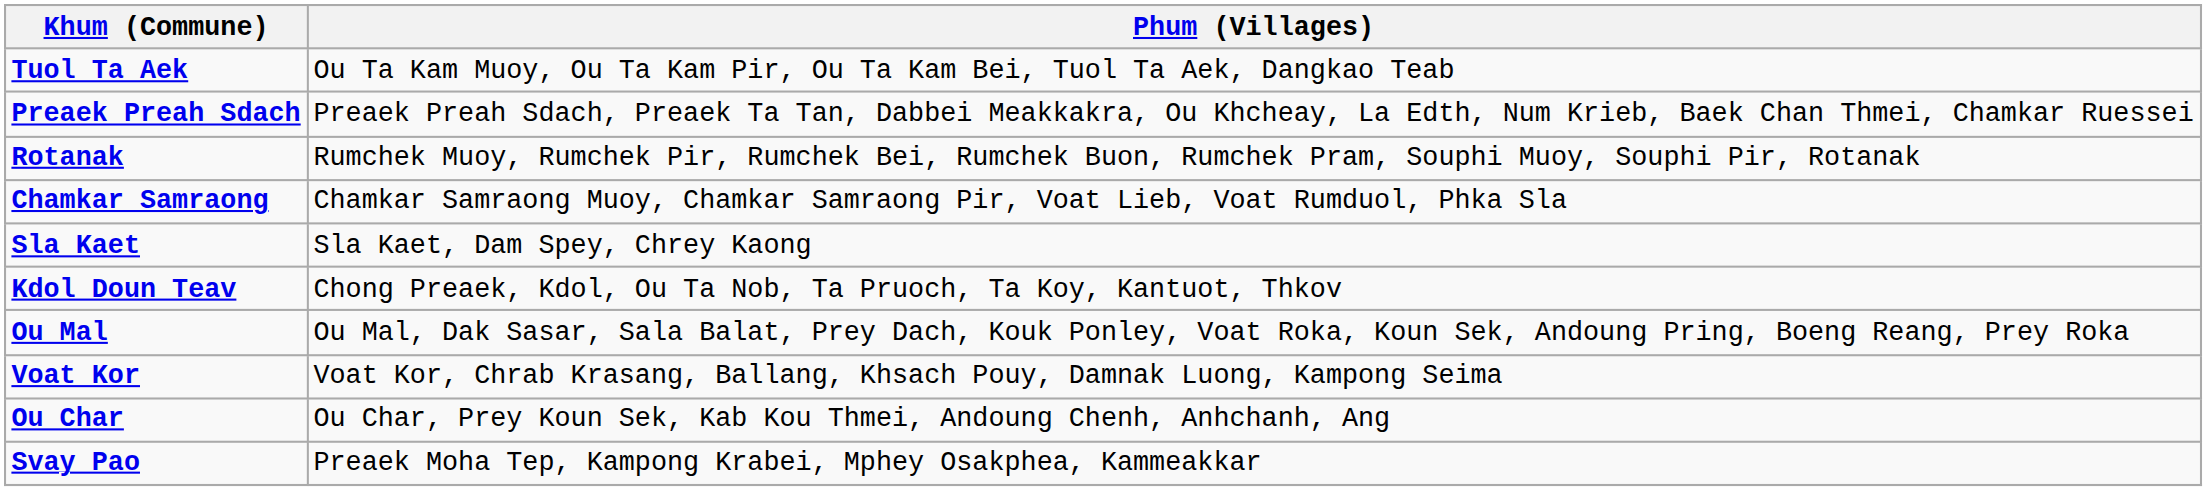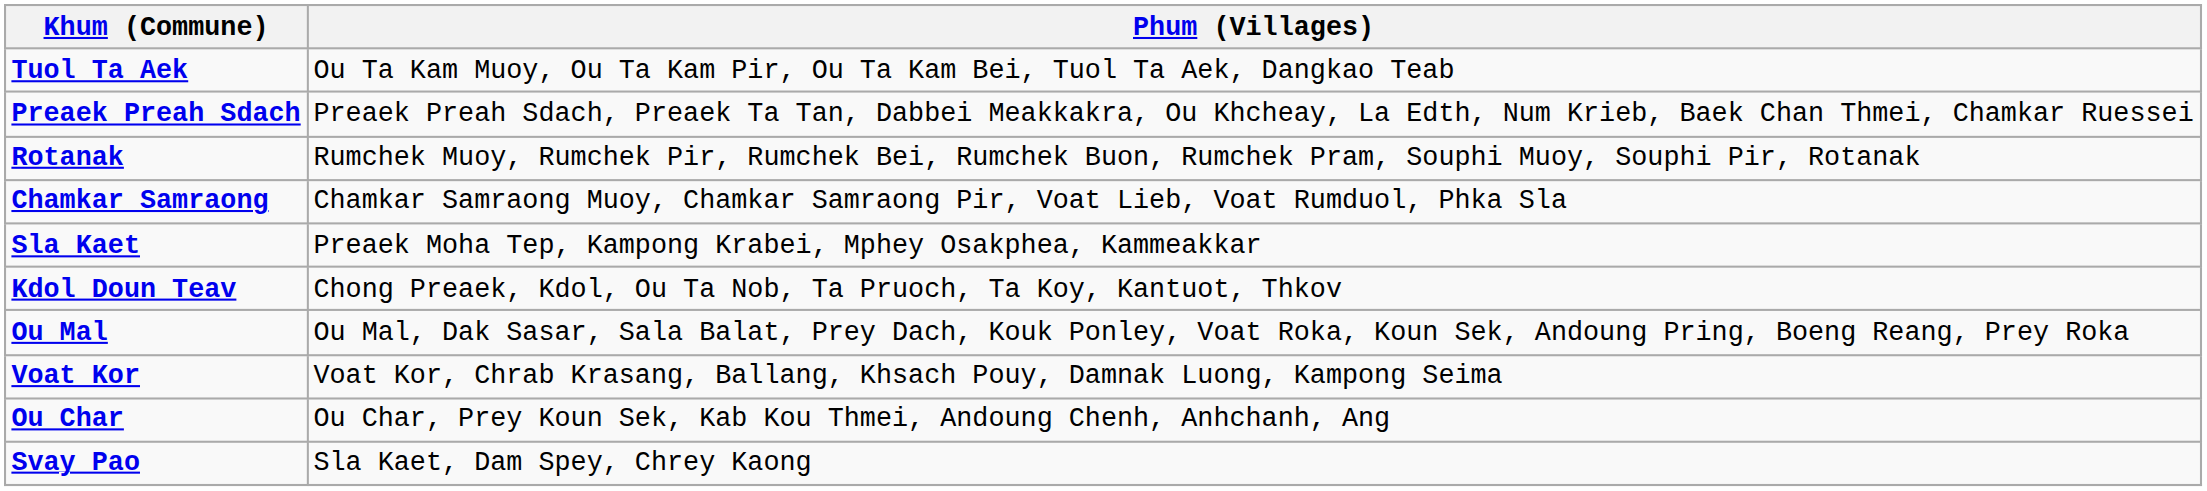(563, 245) Sla Kaet, Dam Spey, Chrey Kaong -> (788, 245) Preaek Moha Tep, Kampong Krabei, Mphey Osakphea, Kammeakkar
(788, 463) Preaek Moha Tep, Kampong Krabei, Mphey Osakphea, Kammeakkar -> (563, 463) Sla Kaet, Dam Spey, Chrey Kaong
